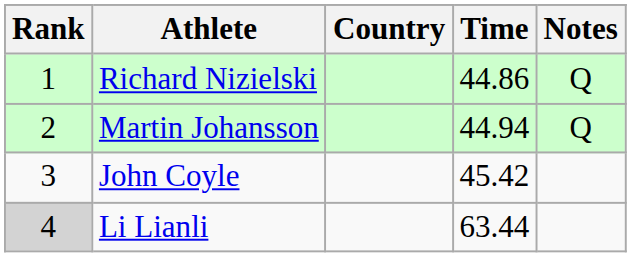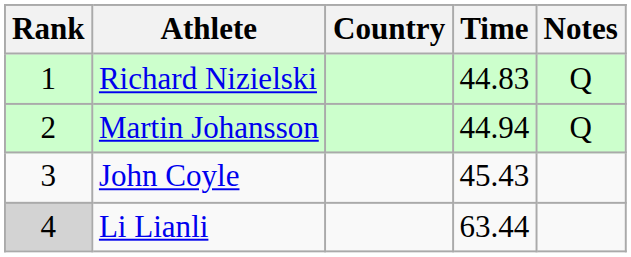(494, 78) 44.86 -> (494, 78) 44.83
(494, 176) 45.42 -> (494, 176) 45.43
